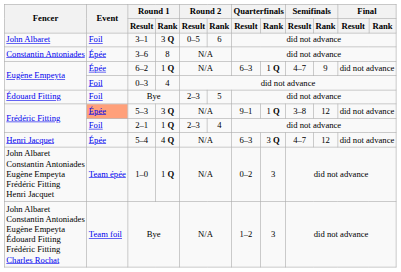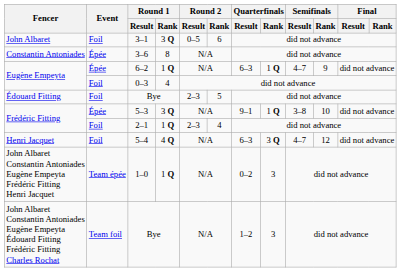(97, 111) lightsalmon background -> (97, 111) no background
(326, 111) 12 -> (326, 111) 10
(97, 140) Épée -> (96, 140) Foil
